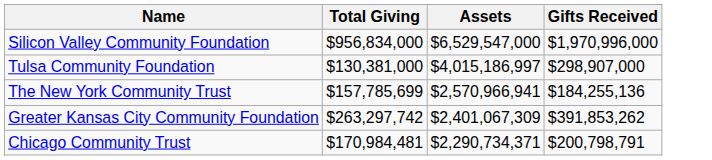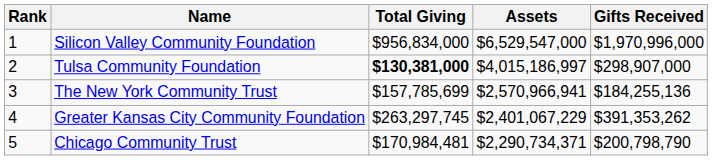+ column: (28, 17)
(375, 67) normal -> (421, 67) bold
(375, 117) $263,297,742 -> (421, 117) $263,297,745
(485, 117) $2,401,067,309 -> (532, 117) $2,401,067,229
(596, 117) $391,853,262 -> (642, 117) $391,353,262
(596, 142) $200,798,791 -> (642, 142) $200,798,790
